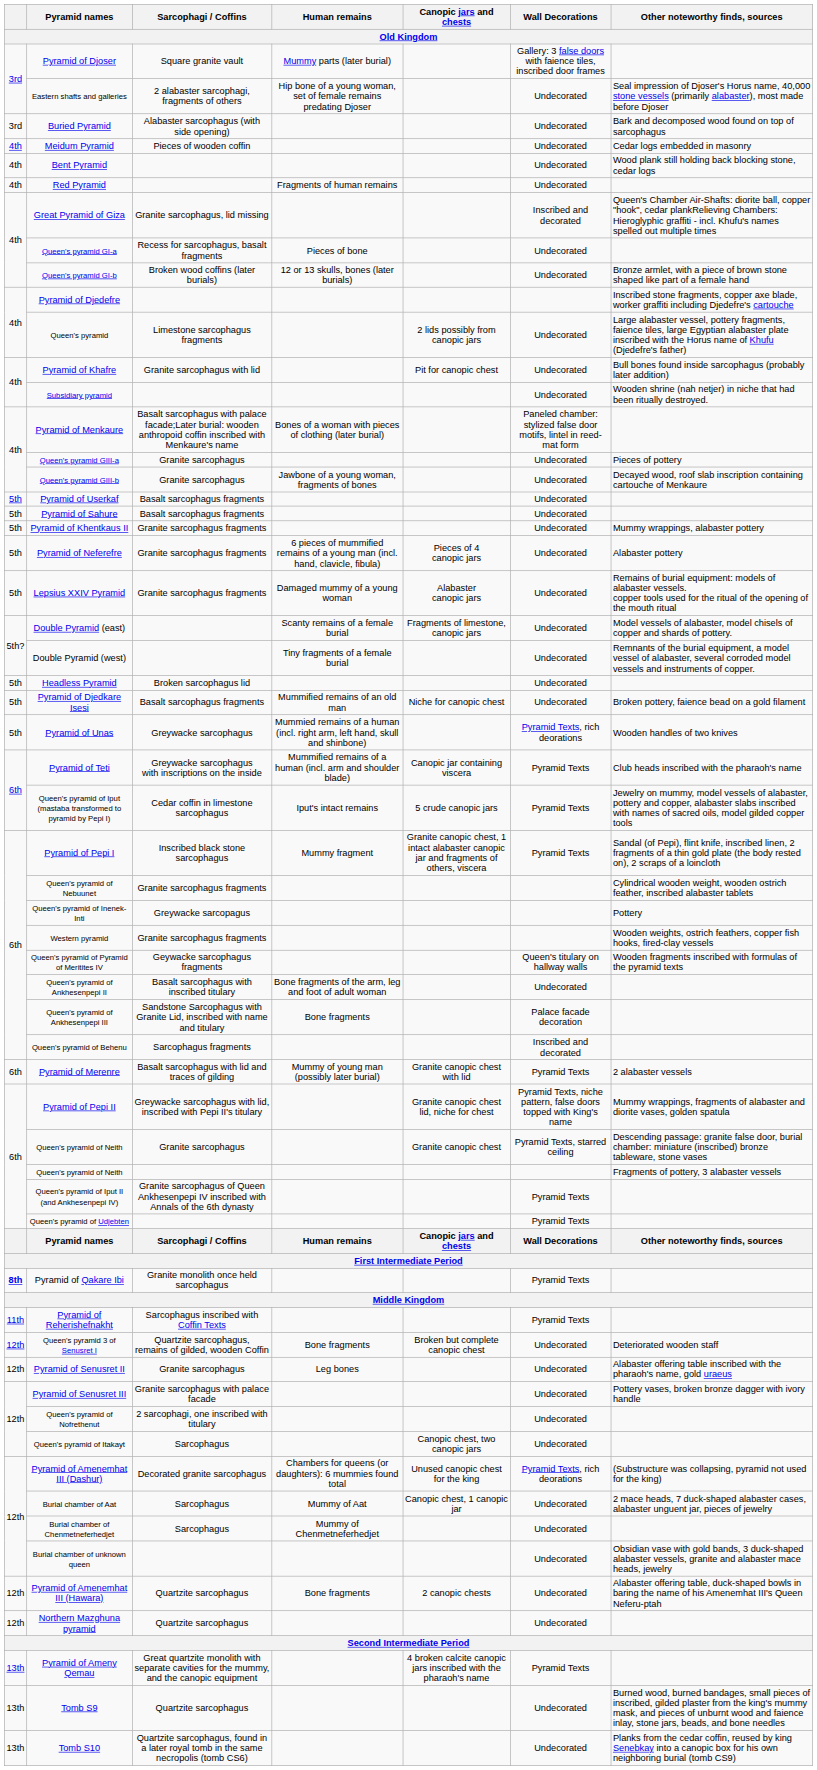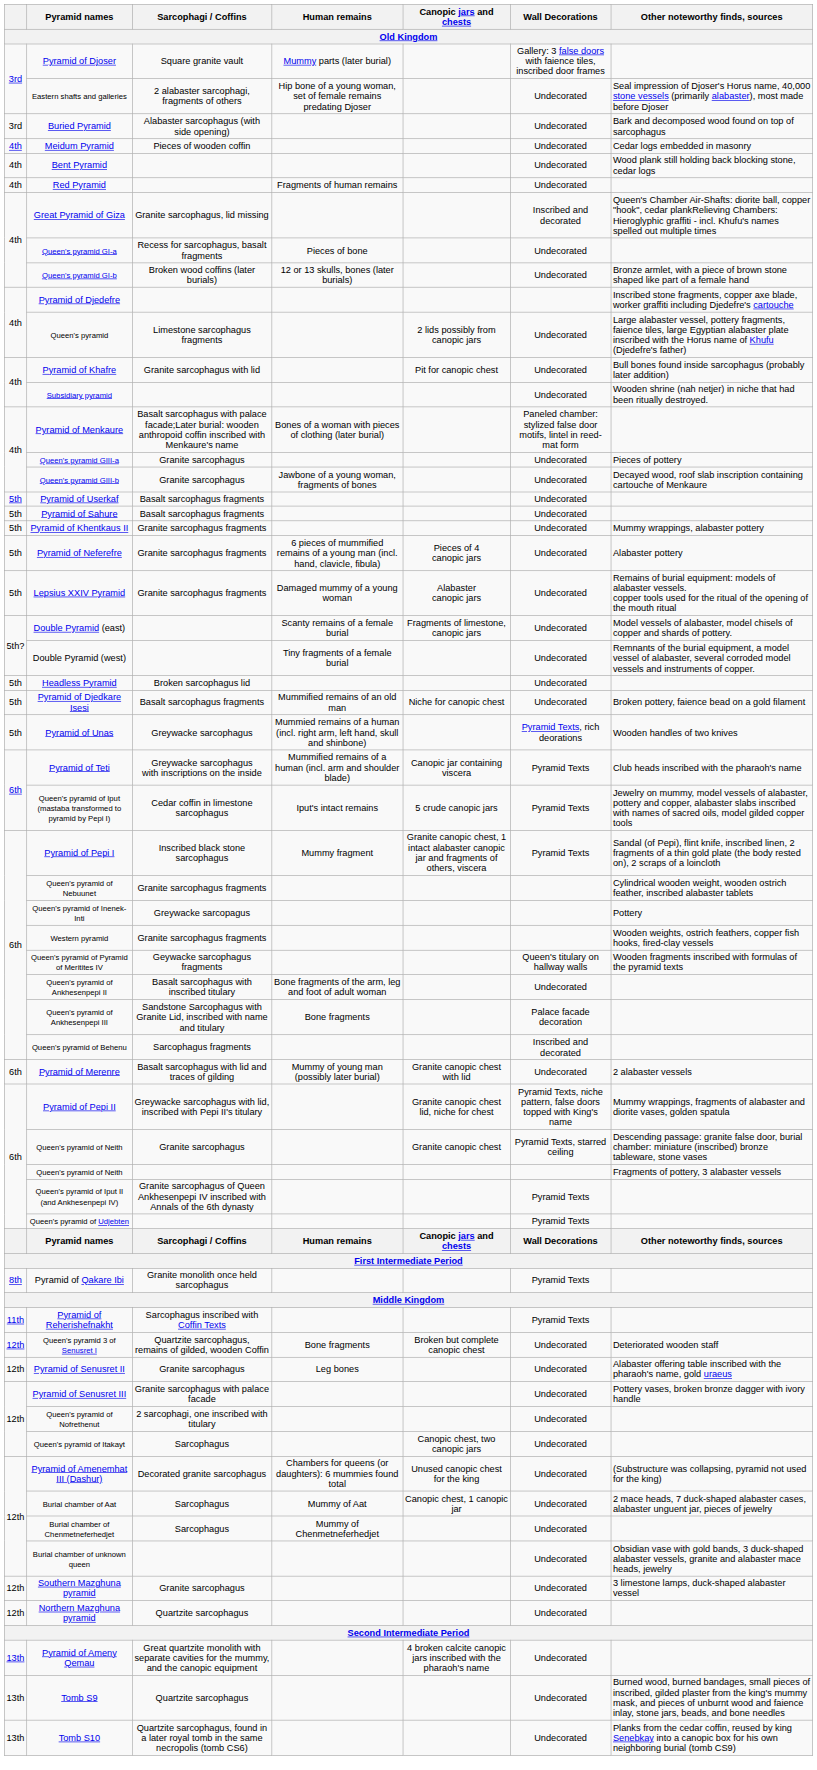(561, 1072) Pyramid Texts -> (561, 1072) Undecorated
(15, 1281) bold -> (15, 1281) normal
(561, 1474) Pyramid Texts, rich deorations -> (561, 1474) Undecorated
- row: (79, 1594)
+ row: (79, 1589)
(561, 1668) Pyramid Texts -> (561, 1658) Undecorated
